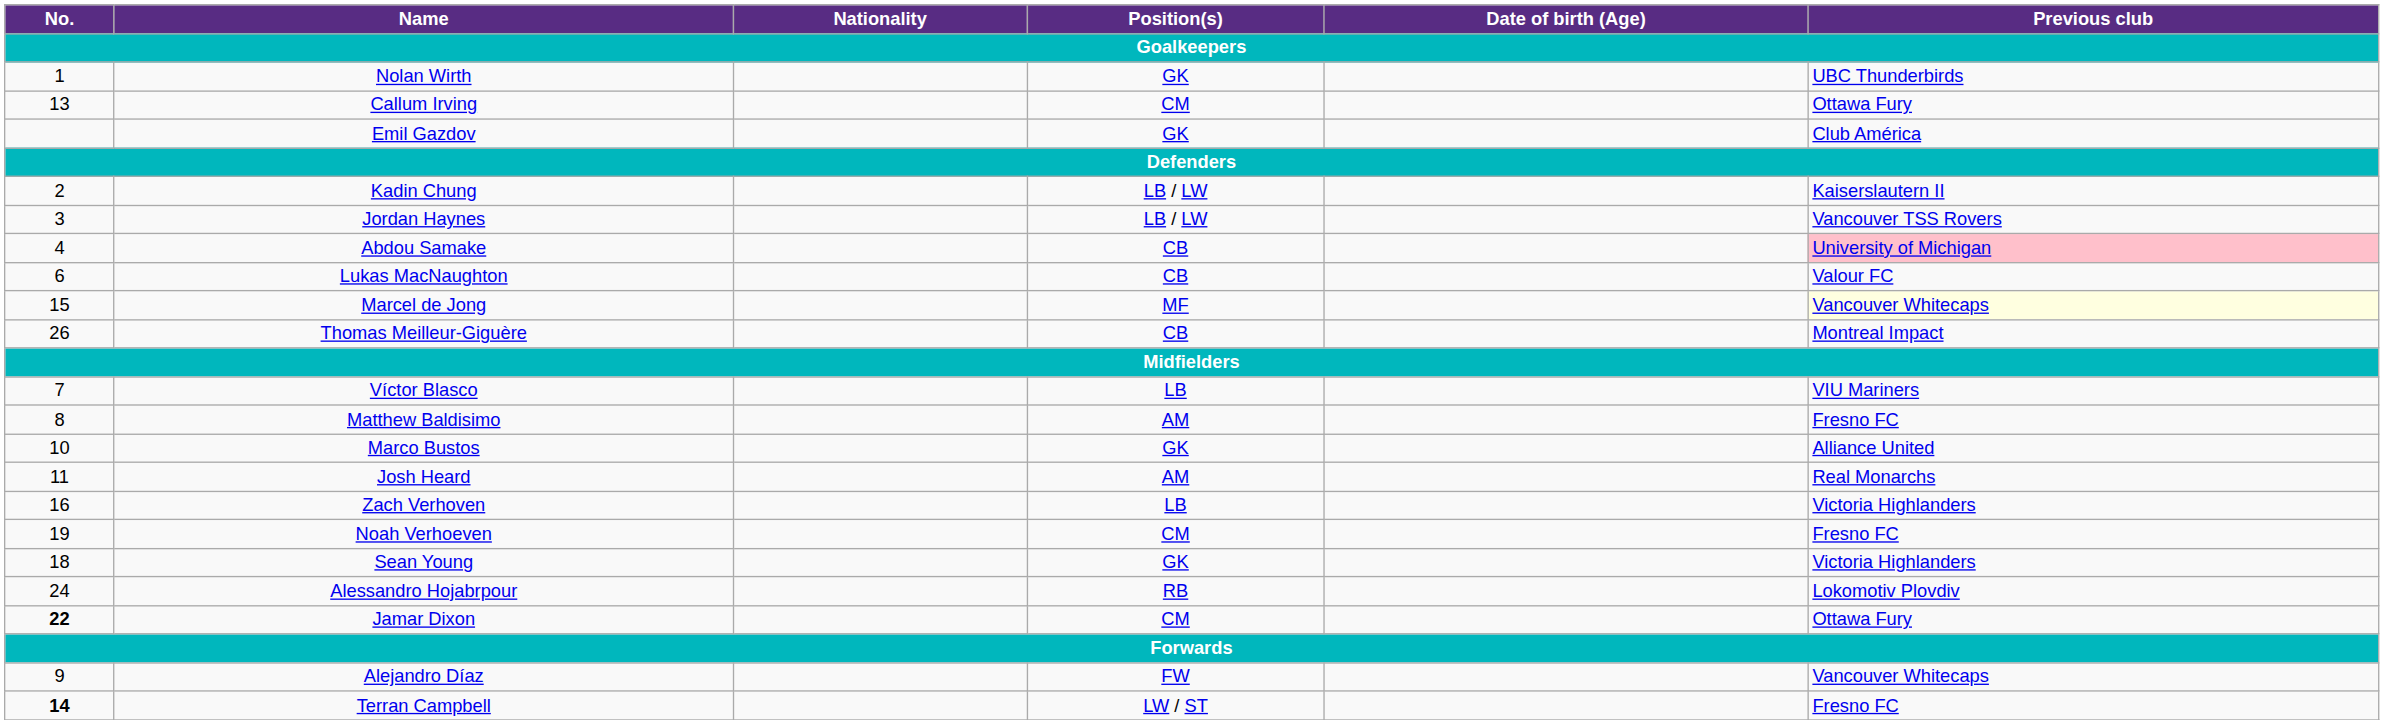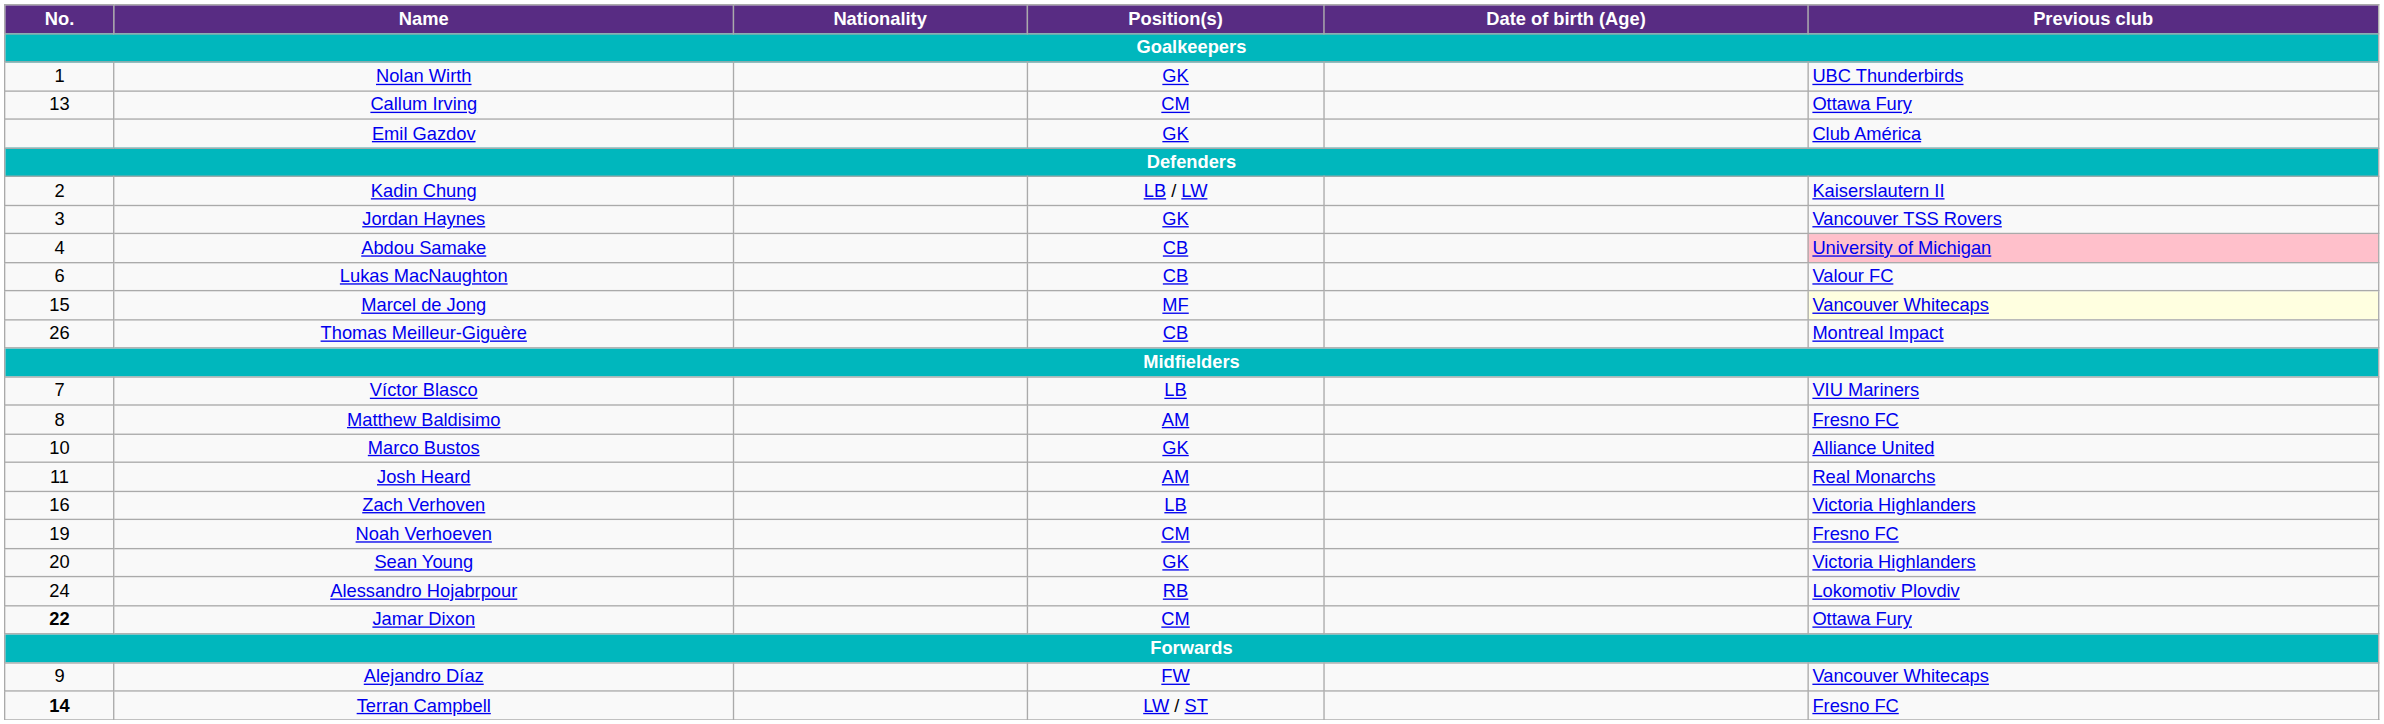(1176, 219) LB / LW -> (1176, 219) GK
(60, 562) 18 -> (60, 562) 20
